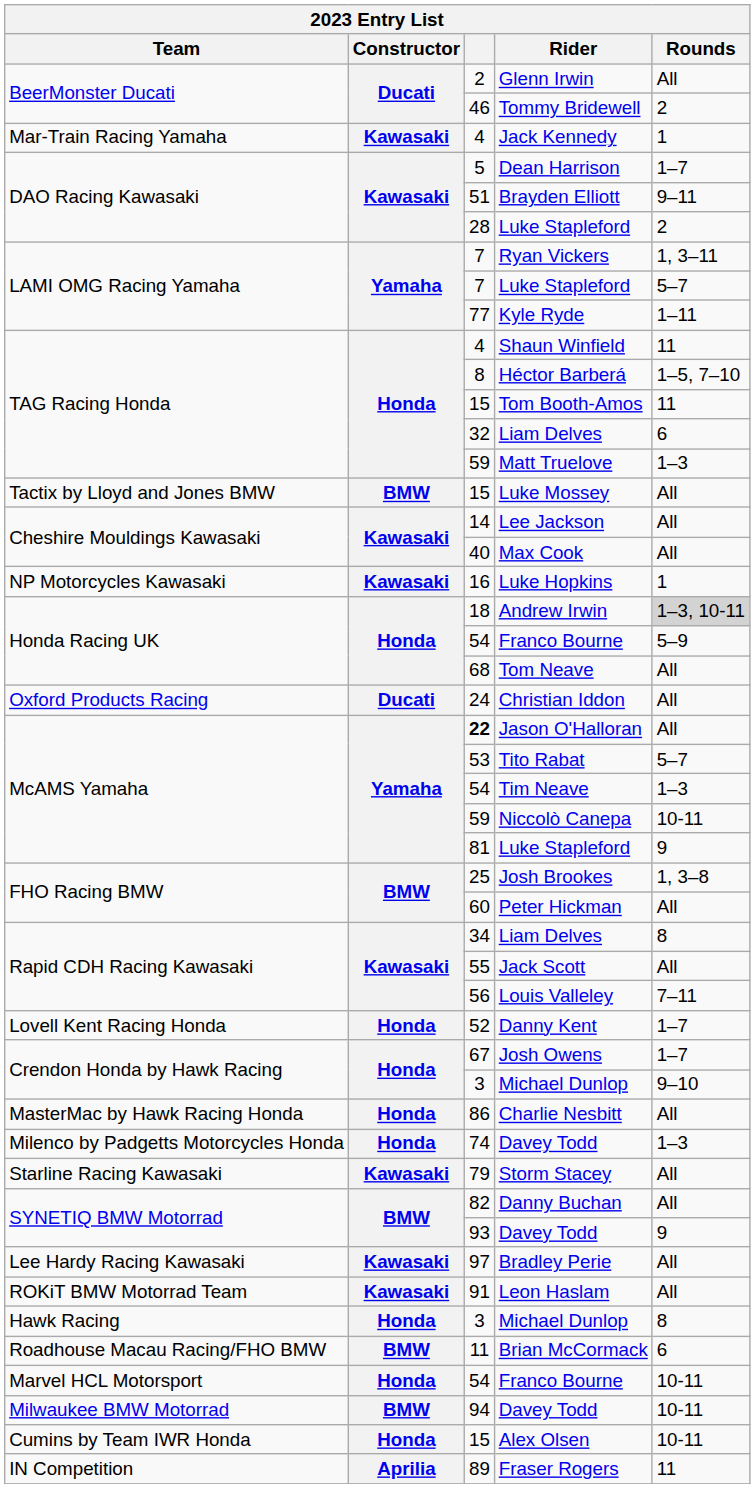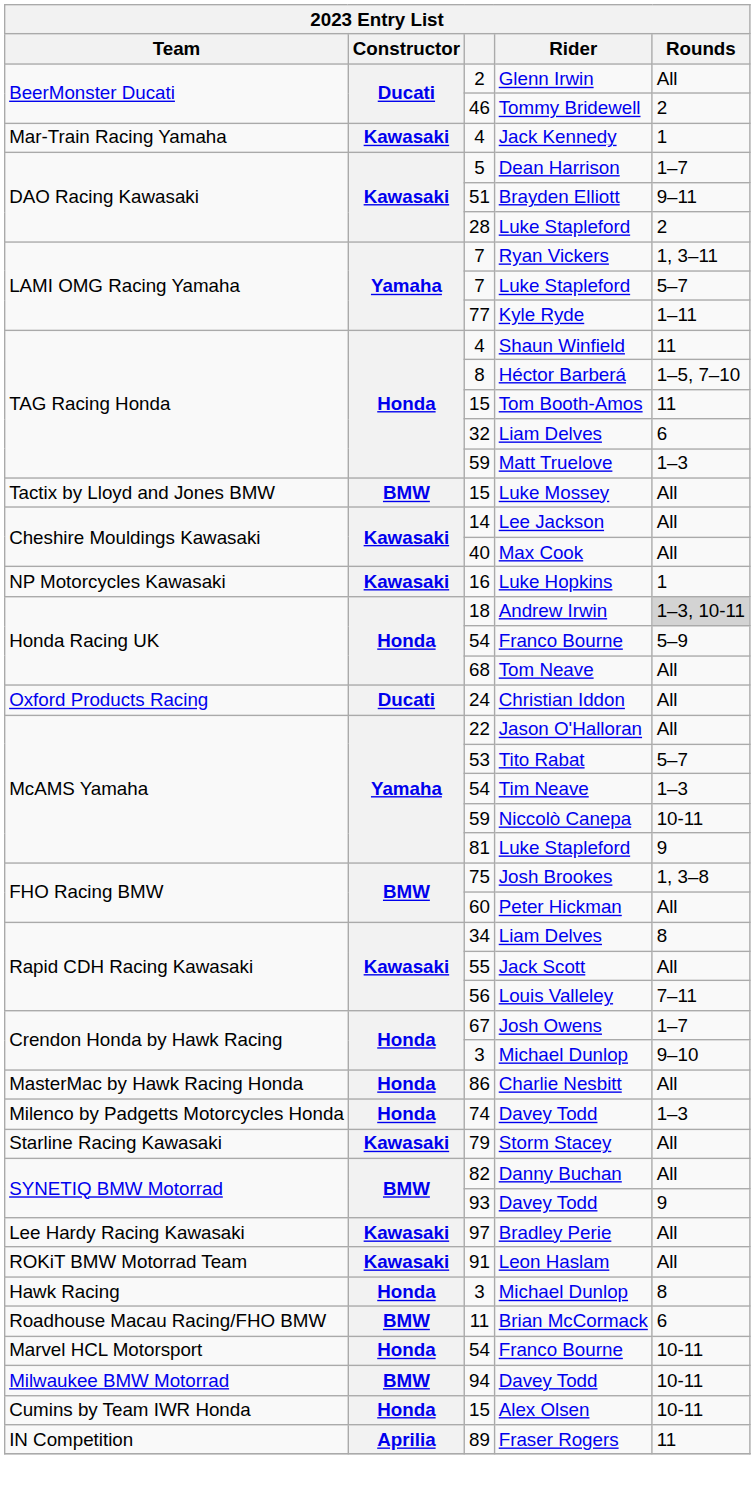(479, 729) bold -> (479, 729) normal
(479, 877) 25 -> (479, 877) 75
- row: (118, 1025)
